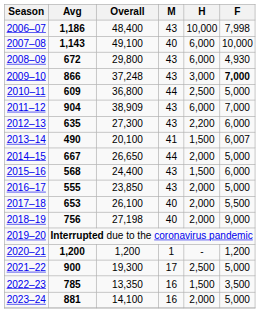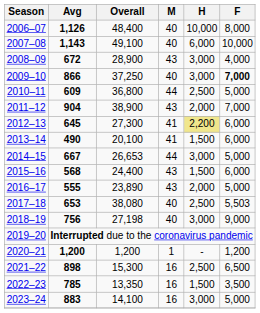(72, 28) 1,186 -> (72, 28) 1,126
(171, 28) 43 -> (171, 28) 40
(237, 28) 7,998 -> (237, 28) 8,000
(127, 60) 29,800 -> (127, 60) 28,900
(202, 60) 6,000 -> (202, 60) 3,000
(237, 60) 4,930 -> (237, 60) 4,000
(127, 76) 37,248 -> (127, 76) 37,250
(171, 76) 43 -> (171, 76) 40
(127, 108) 38,909 -> (127, 108) 38,900
(202, 108) 6,000 -> (202, 108) 2,000
(72, 124) 635 -> (72, 124) 645
(171, 124) 43 -> (171, 124) 41
(202, 124) no background -> (202, 124) khaki background
(237, 140) 6,007 -> (237, 140) 6,000
(127, 156) 26,650 -> (127, 156) 26,653
(202, 156) 2,000 -> (202, 156) 3,000
(127, 188) 23,850 -> (127, 188) 23,890
(127, 204) 26,100 -> (127, 204) 38,080
(202, 204) 2,000 -> (202, 204) 2,500
(237, 204) 5,500 -> (237, 204) 5,503
(202, 220) 2,000 -> (202, 220) 3,000
(72, 268) 900 -> (72, 268) 898
(127, 268) 19,300 -> (127, 268) 15,300
(171, 268) 17 -> (171, 268) 16
(237, 268) 5,000 -> (237, 268) 6,500
(72, 300) 881 -> (72, 300) 883
(202, 300) 2,000 -> (202, 300) 3,000
